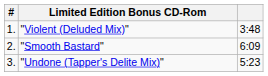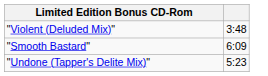- column: (11, 12)
